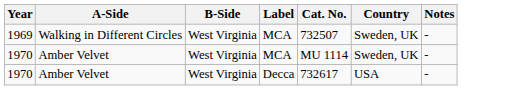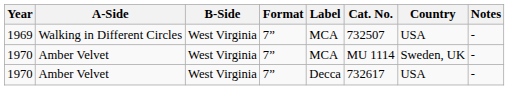+ column: (283, 14)
(386, 34) Sweden, UK -> (413, 34) USA
